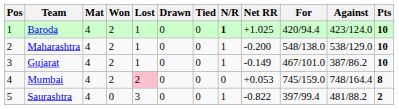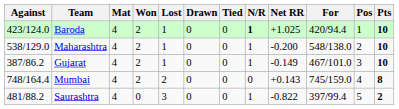columns swapped: (15, 12) <-> (351, 12)
(137, 79) pink background -> (164, 79) no background
(259, 79) +0.053 -> (285, 79) +0.143
